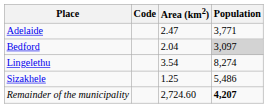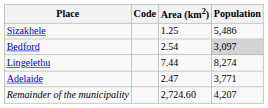rows swapped: (25, 31) <-> (26, 79)
(169, 47) 2.04 -> (169, 47) 2.54
(169, 63) 3.54 -> (169, 63) 7.44
(225, 95) bold -> (225, 95) normal
